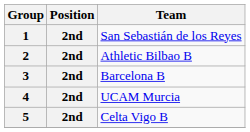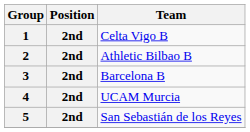(171, 35) San Sebastián de los Reyes -> (134, 35) Celta Vigo B
(134, 117) Celta Vigo B -> (171, 117) San Sebastián de los Reyes
